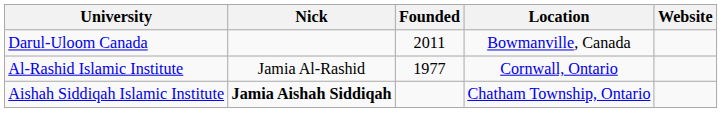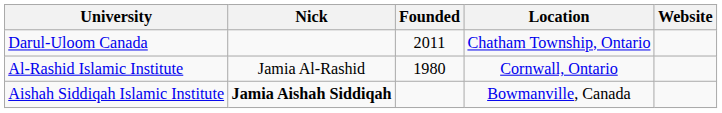(559, 42) Bowmanville, Canada -> (559, 42) Chatham Township, Ontario
(429, 68) 1977 -> (429, 68) 1980
(559, 94) Chatham Township, Ontario -> (559, 94) Bowmanville, Canada
